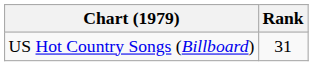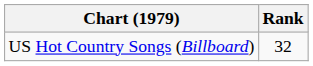(283, 46) 31 -> (283, 46) 32
